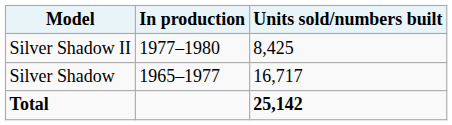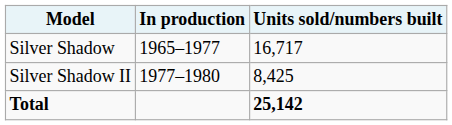rows swapped: (62, 76) <-> (70, 48)
